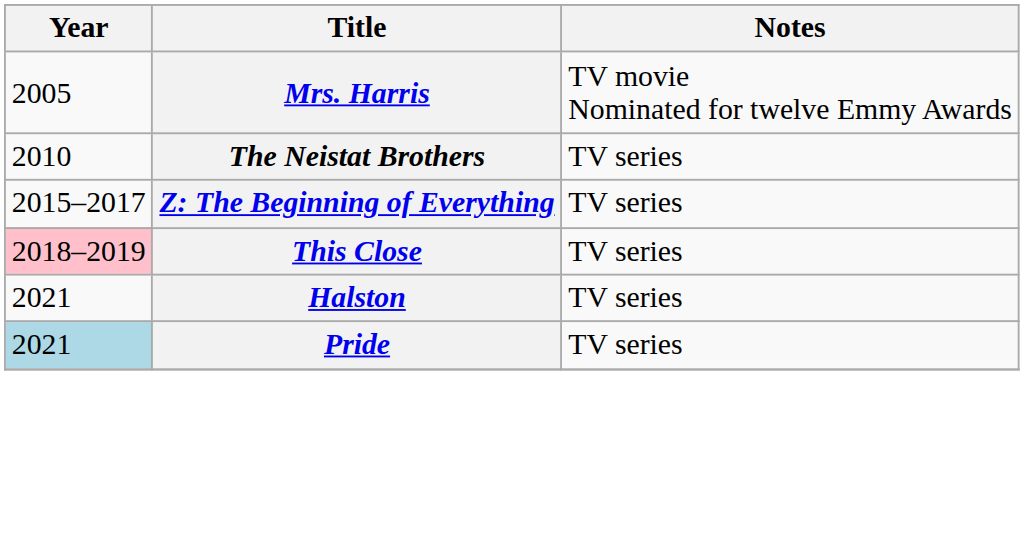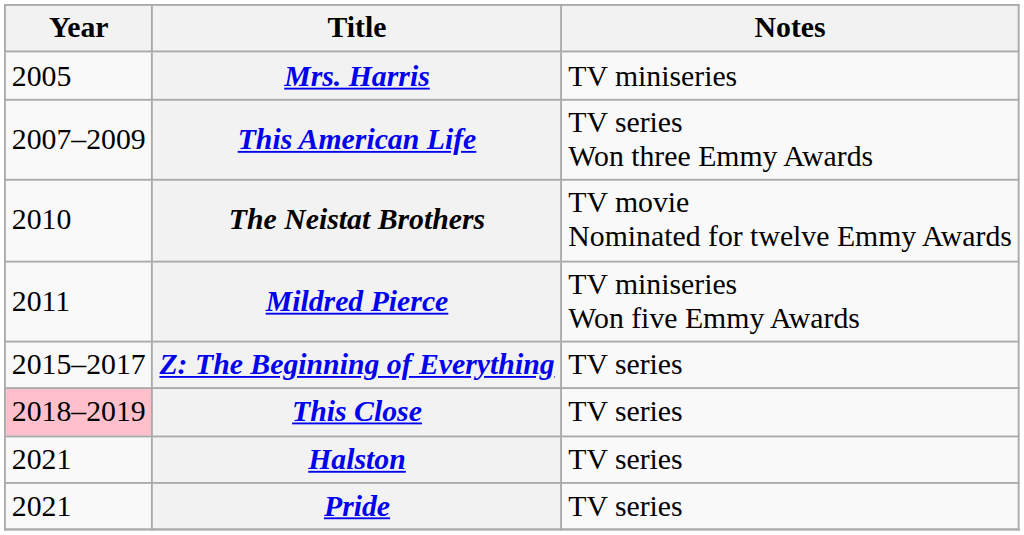(790, 92) TV movie Nominated for twelve Emmy Awards -> (653, 75) TV miniseries
+ row: (357, 139)
(625, 155) TV series -> (790, 219) TV movie Nominated for twelve Emmy Awards
+ row: (357, 300)
(42, 344) lightblue background -> (42, 506) no background
